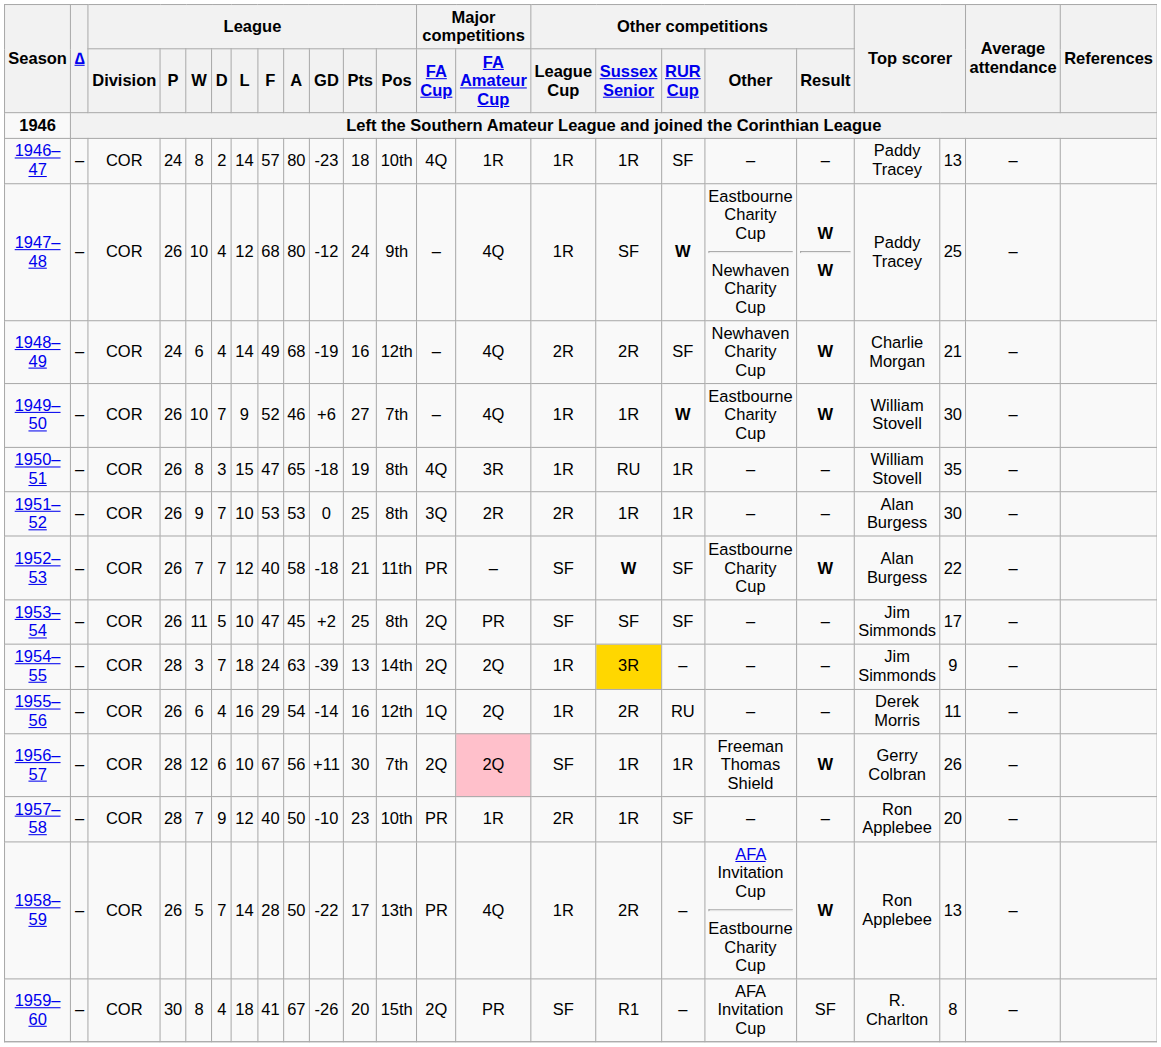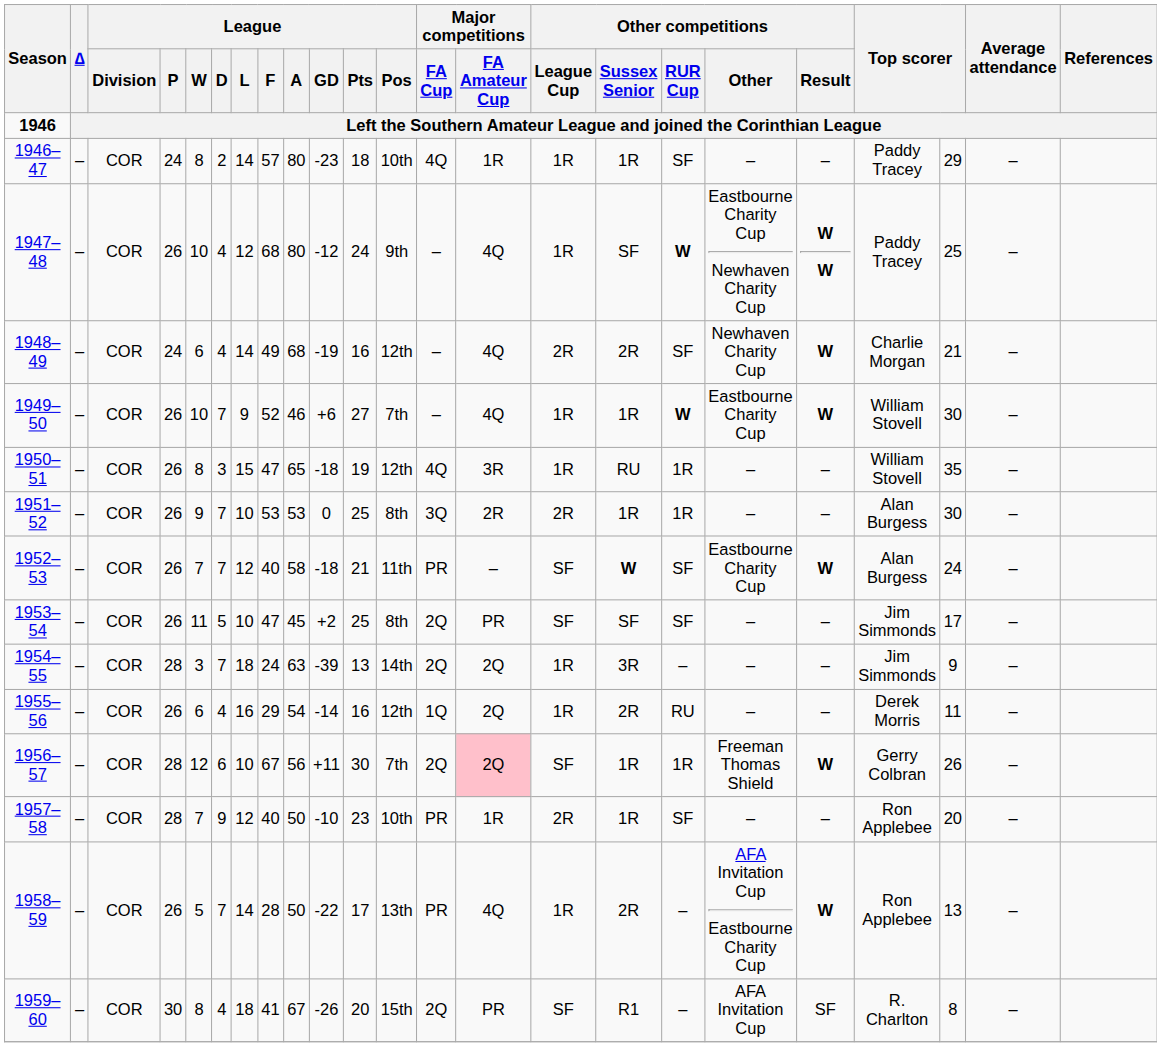(953, 160) 13 -> (953, 160) 29
(397, 469) 8th -> (397, 469) 12th
(953, 567) 22 -> (953, 567) 24
(629, 666) gold background -> (629, 666) no background
